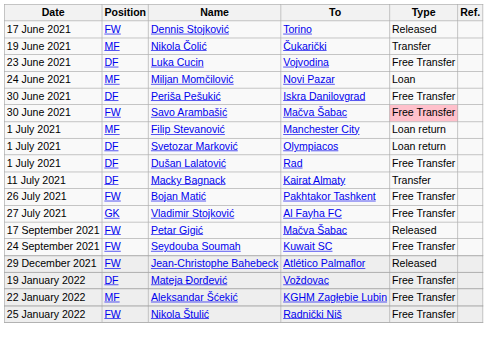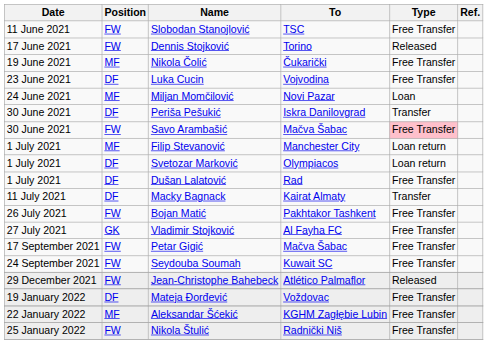+ row: (200, 29)
(411, 46) Transfer -> (424, 63) Free Transfer
(424, 96) Free Transfer -> (411, 113) Transfer
(414, 230) Released -> (424, 247) Free Transfer
